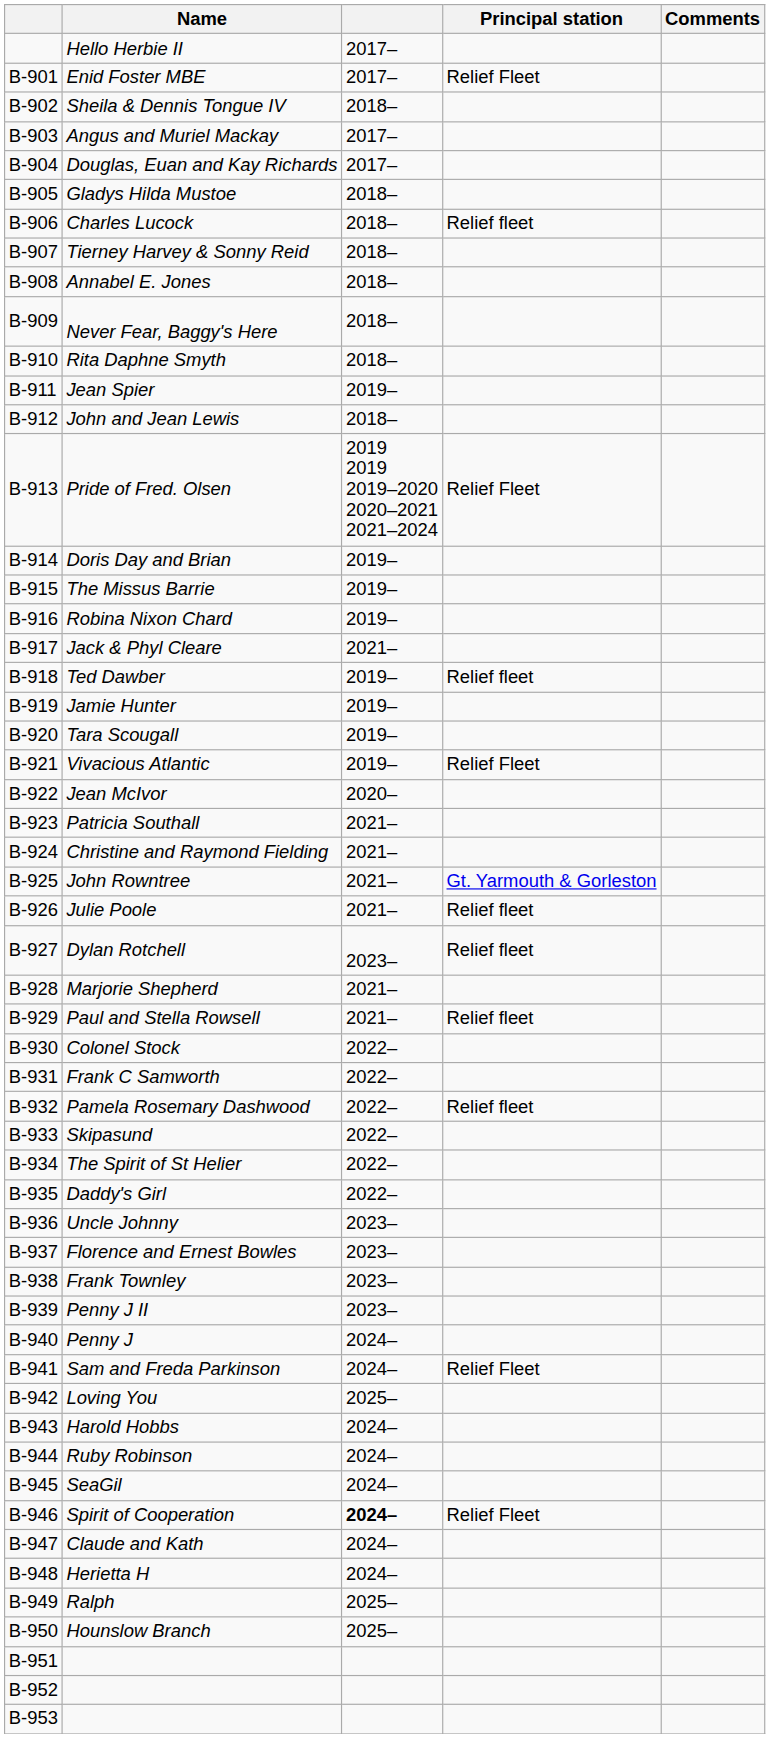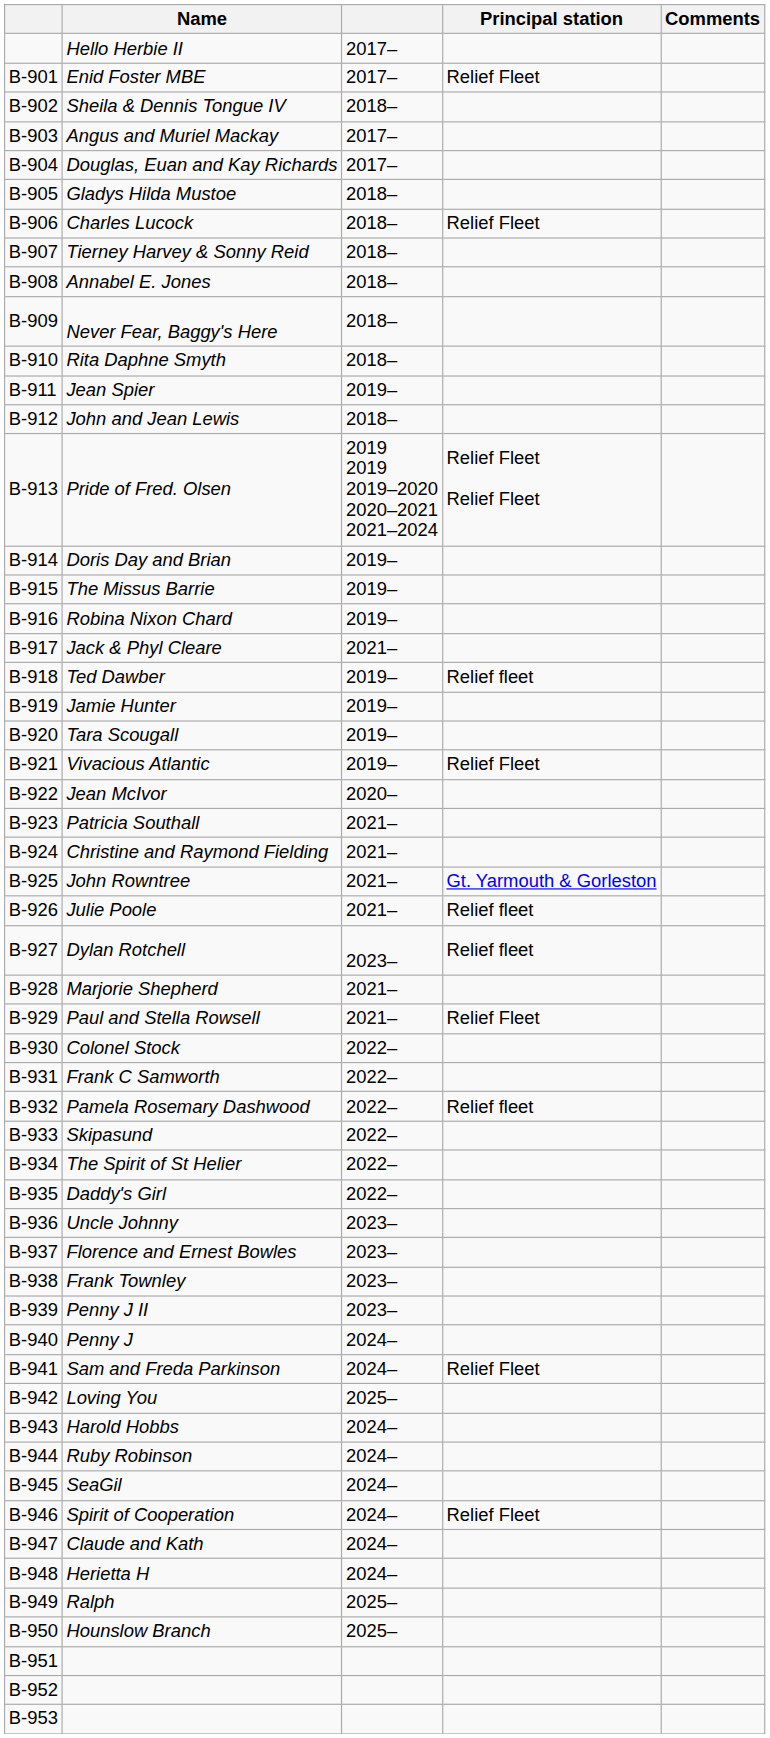(490, 223) Relief fleet -> (493, 223) Relief Fleet
(493, 489) Relief Fleet -> (493, 479) Relief Fleet Relief Fleet
(490, 1018) Relief fleet -> (493, 1018) Relief Fleet
(372, 1514) bold -> (372, 1514) normal
